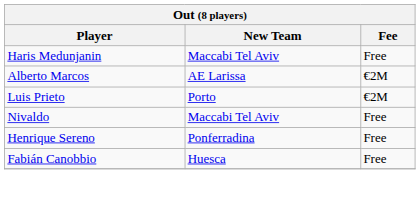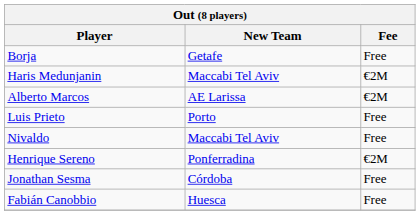+ row: (22, 55)
(375, 55) Free -> (376, 76) €2M
(376, 96) €2M -> (375, 117) Free
(375, 138) Free -> (376, 158) €2M
+ row: (49, 179)
